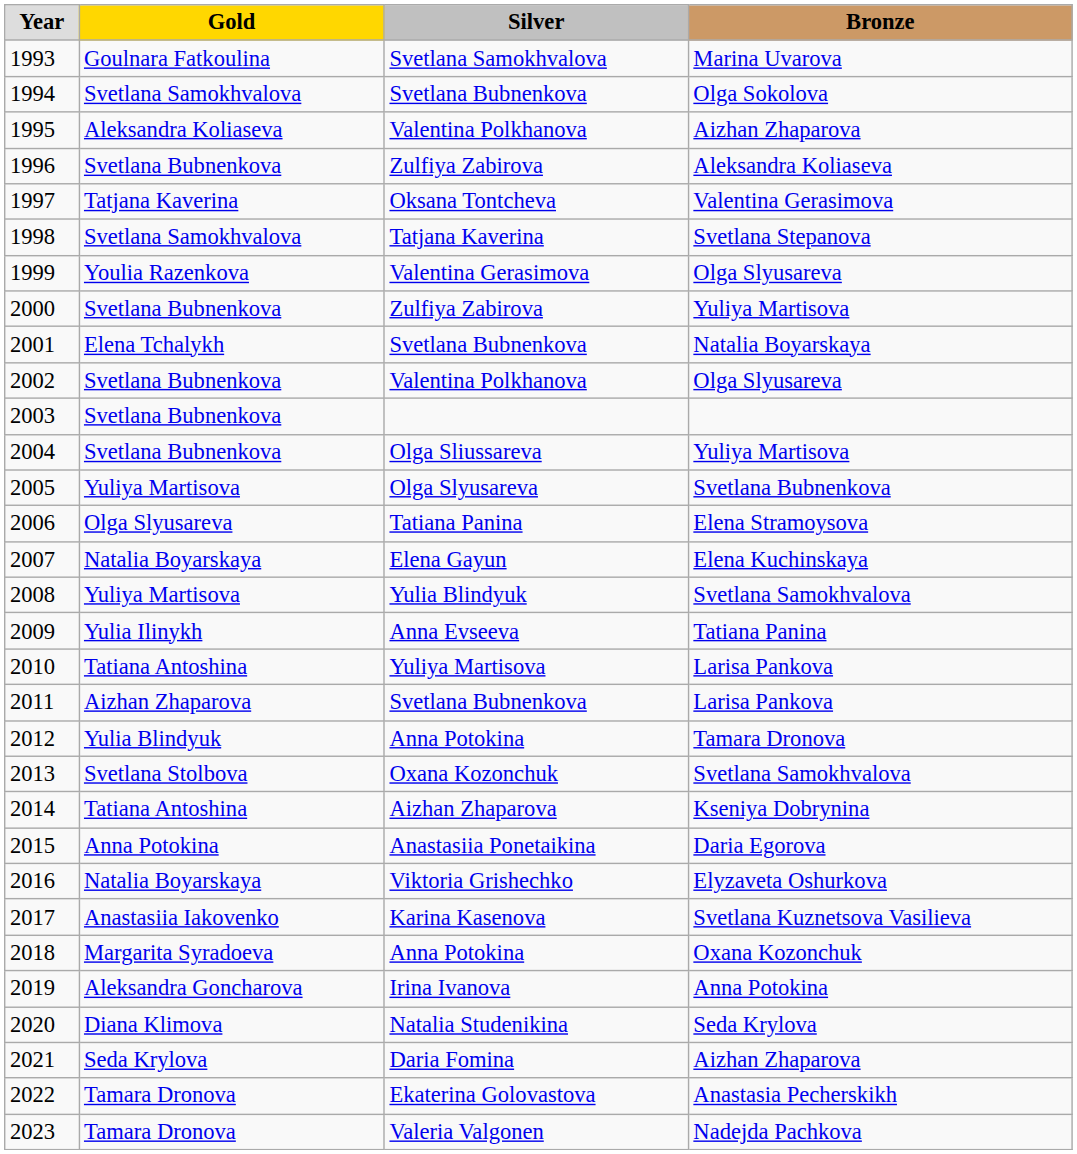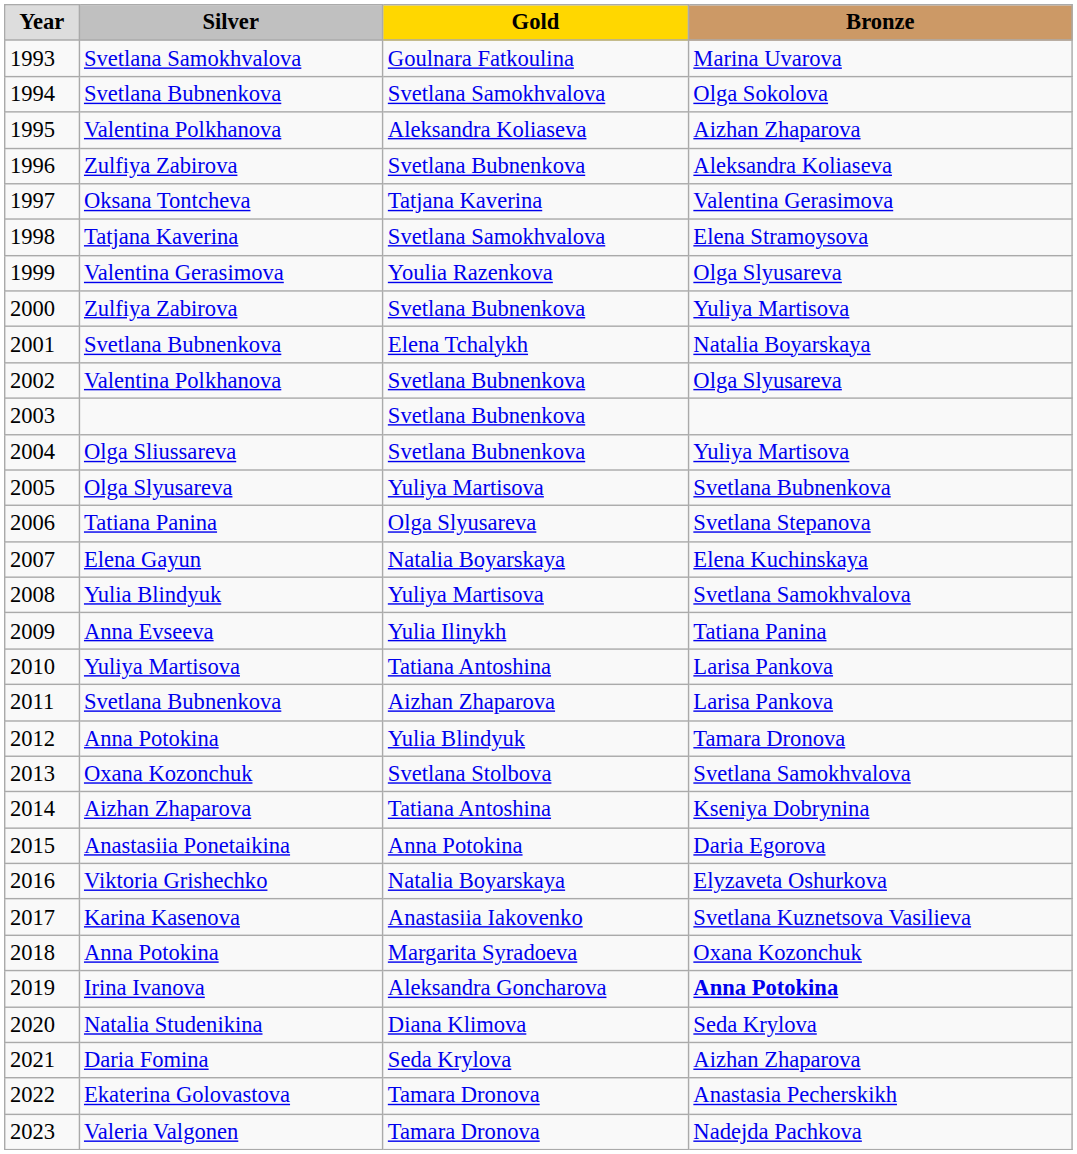columns swapped: (232, 22) <-> (536, 22)
(782, 237) Svetlana Stepanova -> (781, 237) Elena Stramoysova
(781, 523) Elena Stramoysova -> (782, 523) Svetlana Stepanova
(761, 988) normal -> (766, 988) bold
